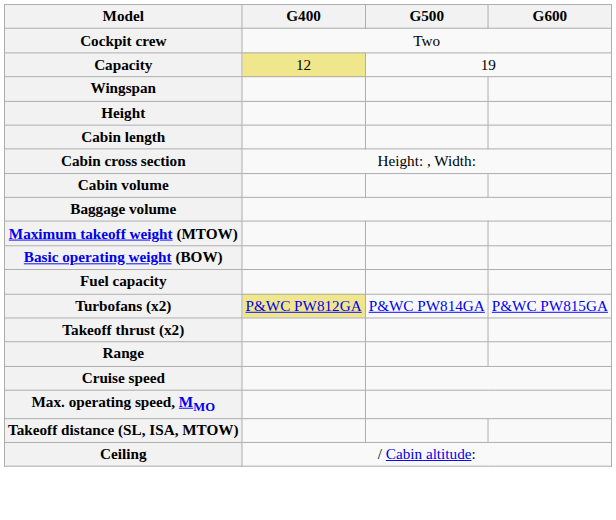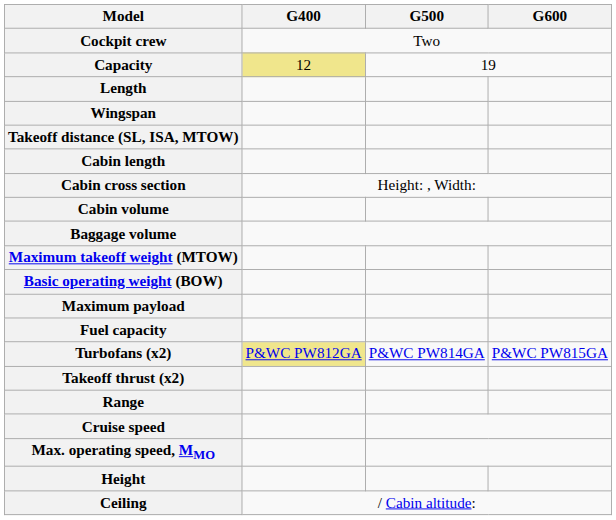+ row: (123, 88)
rows swapped: (123, 112) <-> (123, 430)
+ row: (123, 305)
